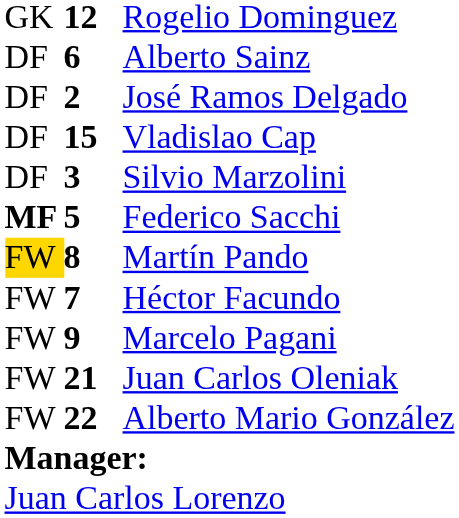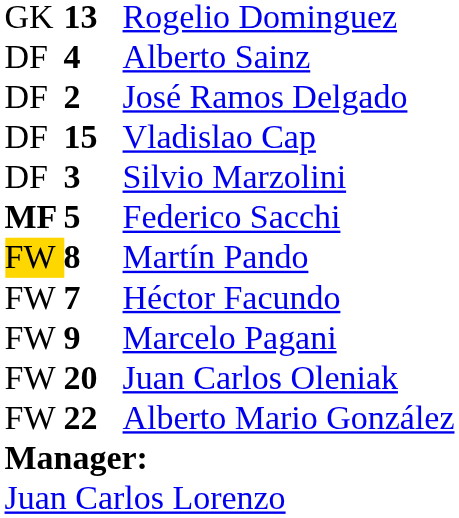(81, 16) 12 -> (81, 16) 13
(72, 56) 6 -> (72, 56) 4
(81, 377) 21 -> (81, 377) 20
